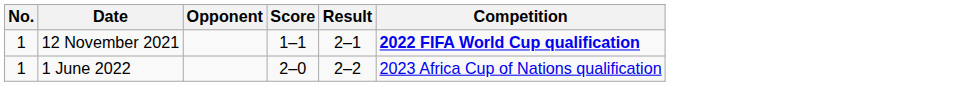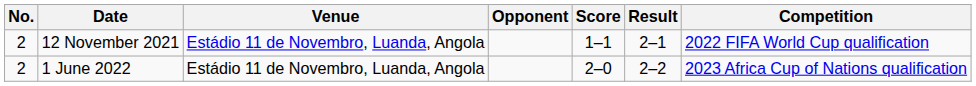+ column: (336, 17)
(21, 42) 1 -> (21, 42) 2
(510, 42) bold -> (807, 42) normal
(21, 68) 1 -> (21, 68) 2
